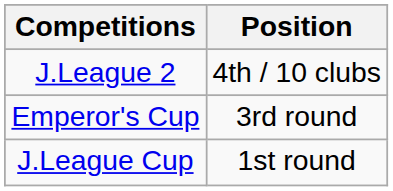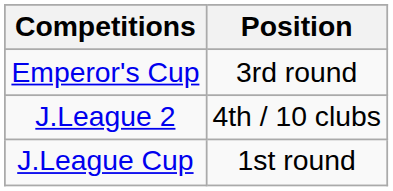rows swapped: (105, 71) <-> (105, 116)
